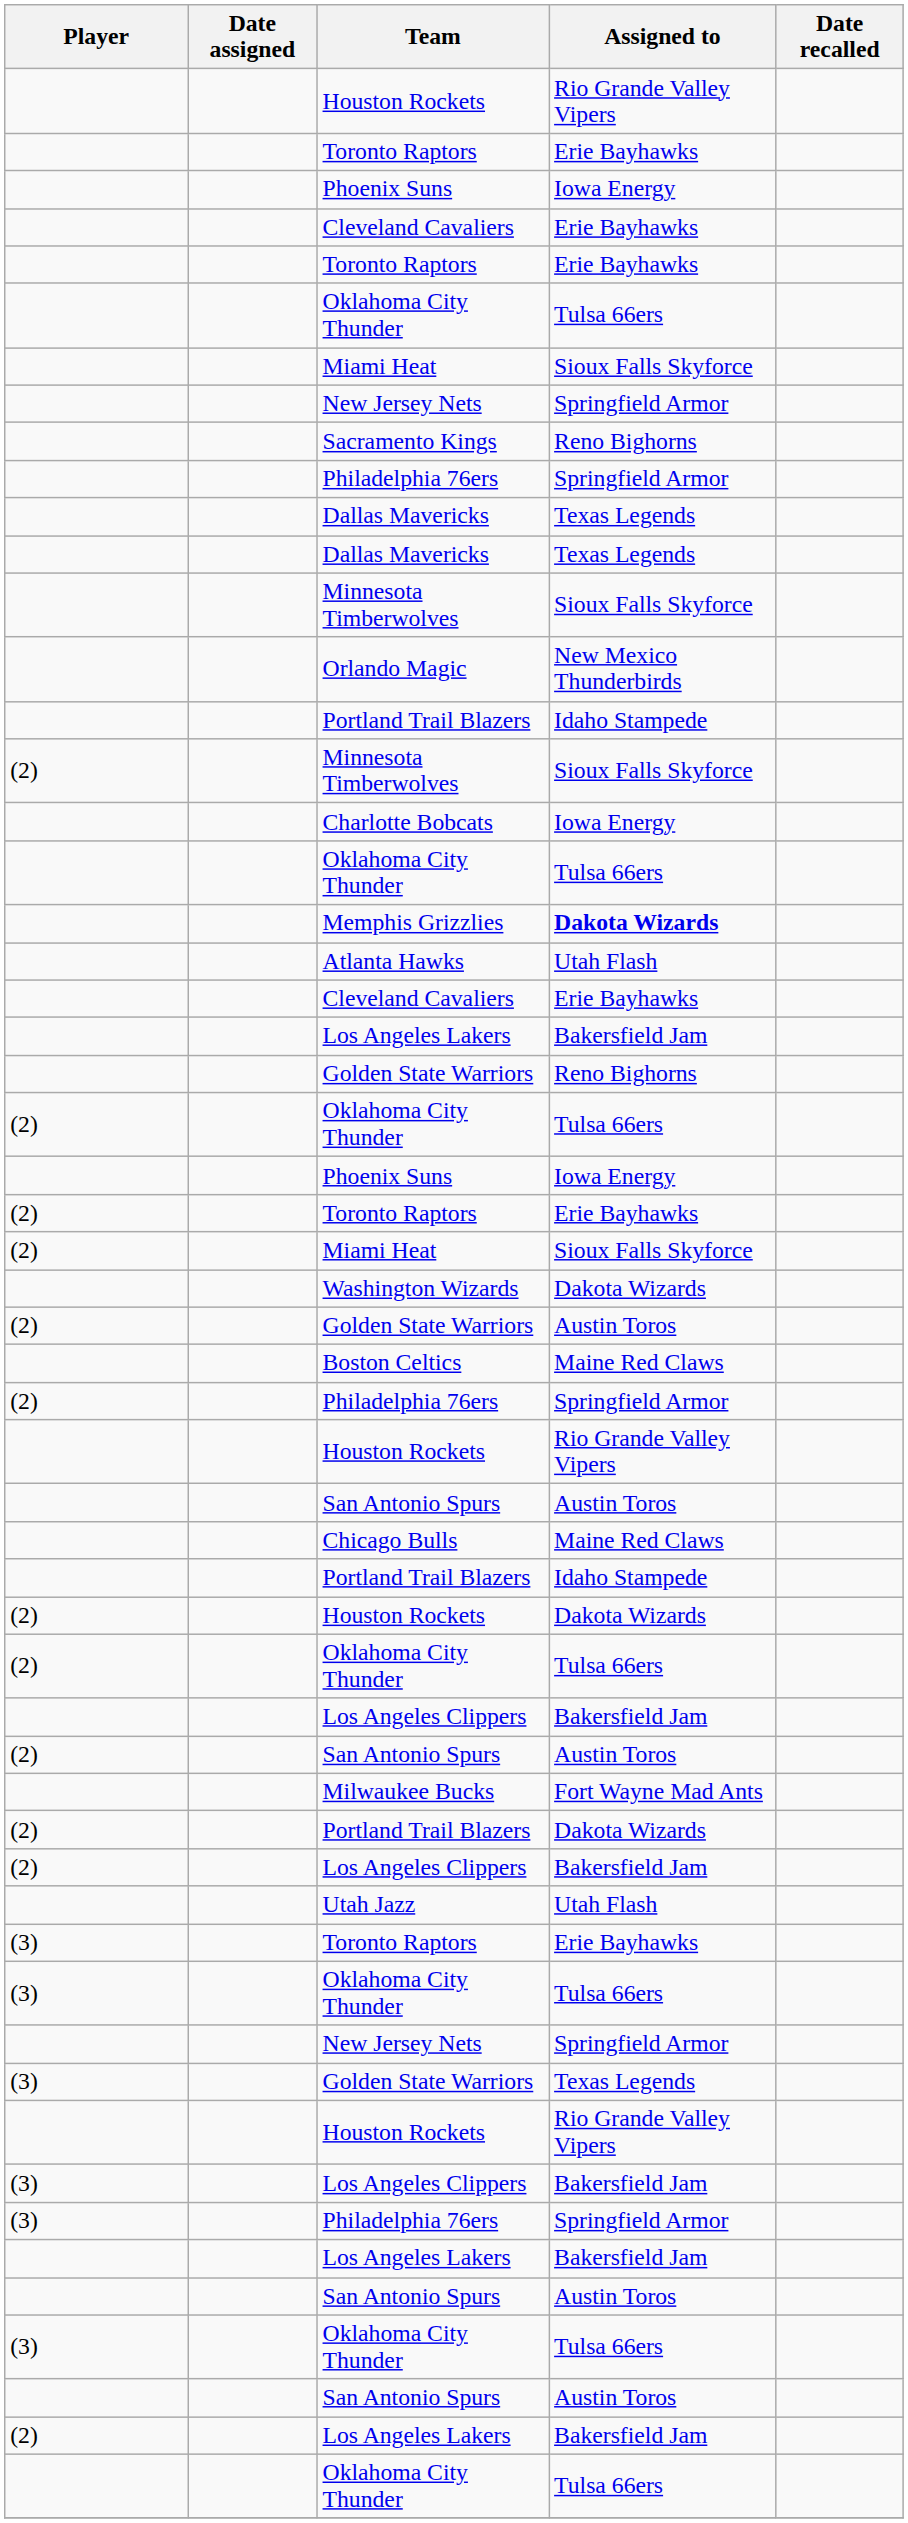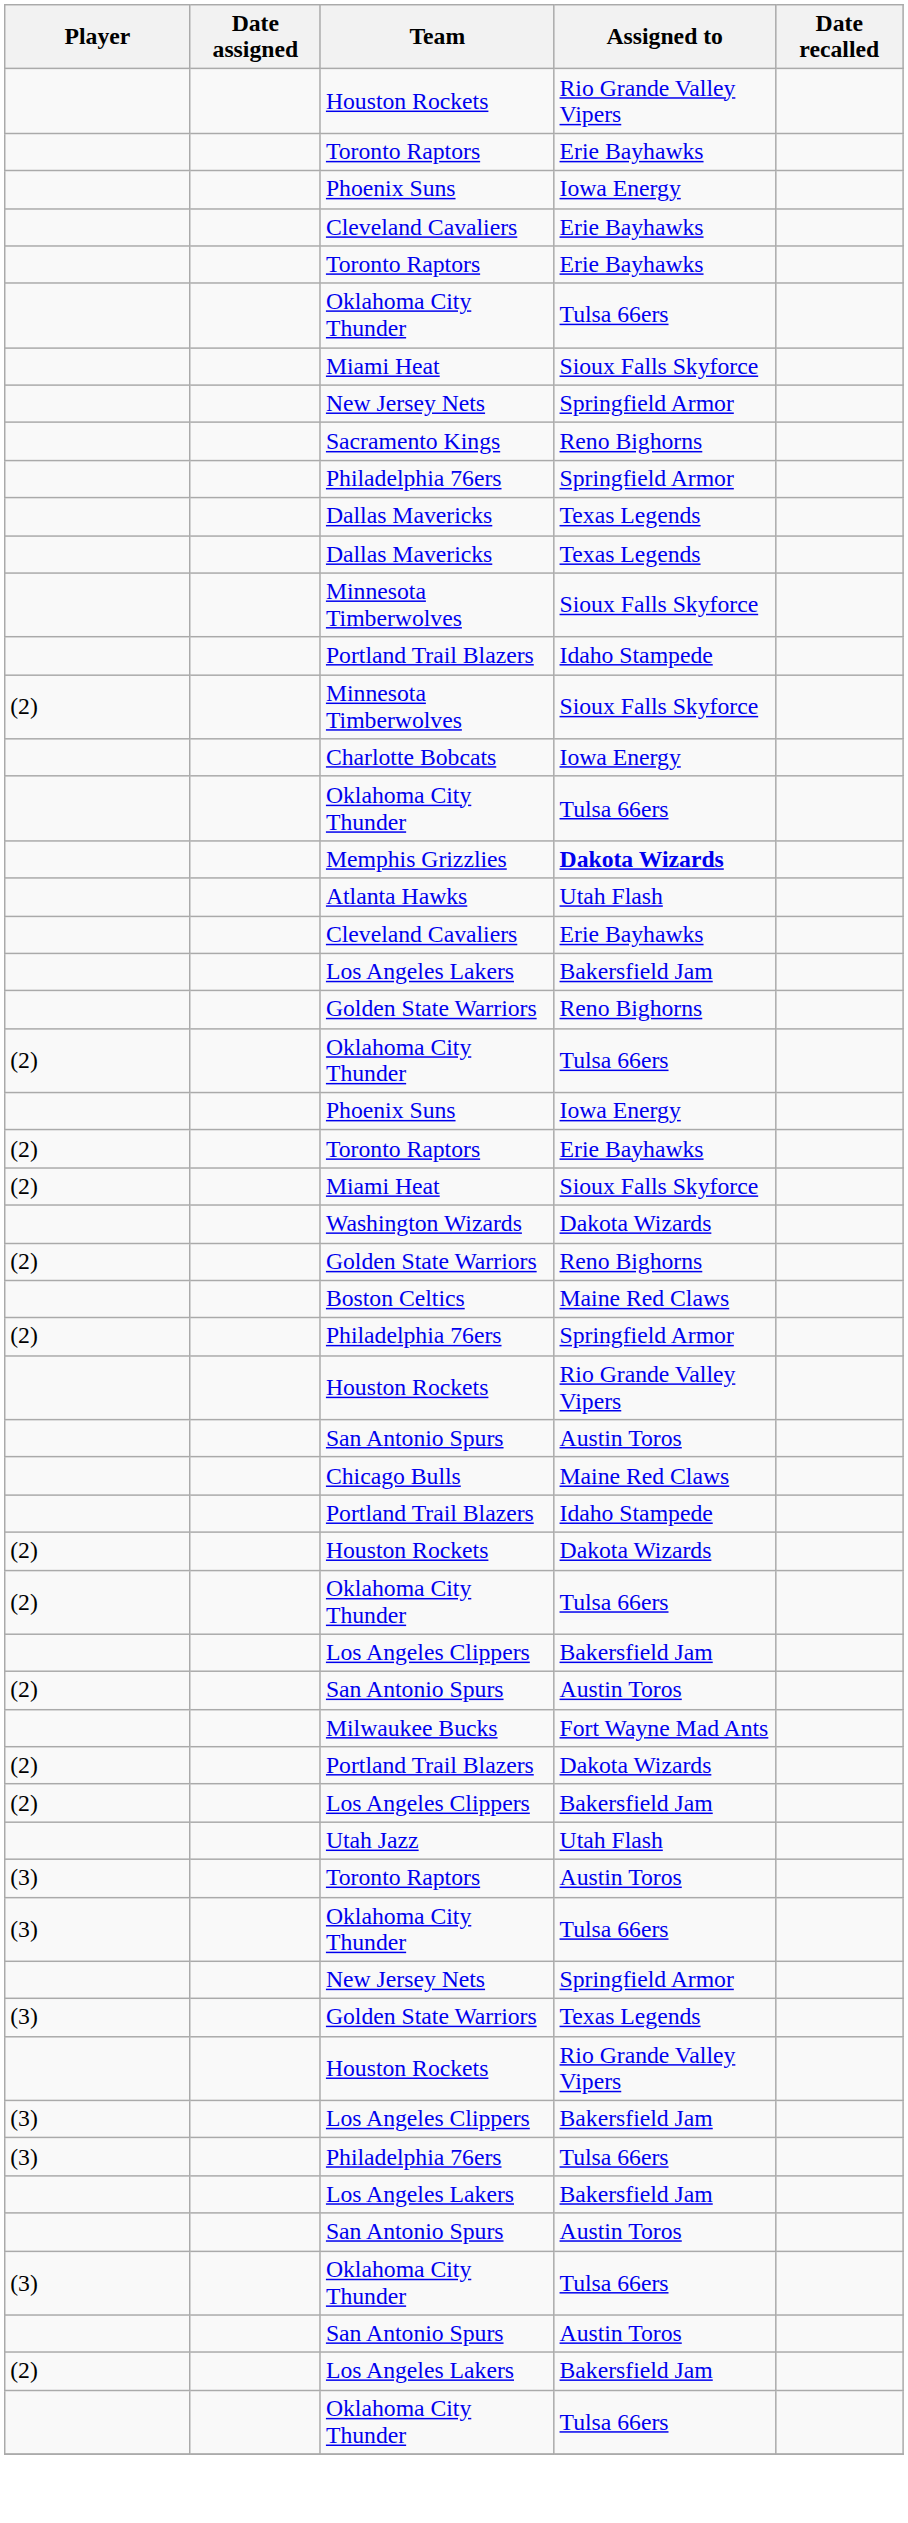- row: (96, 669)
(615, 1325) Austin Toros -> (631, 1261) Reno Bighorns
(626, 1942) Erie Bayhawks -> (621, 1877) Austin Toros
(641, 2220) Springfield Armor -> (614, 2156) Tulsa 66ers
